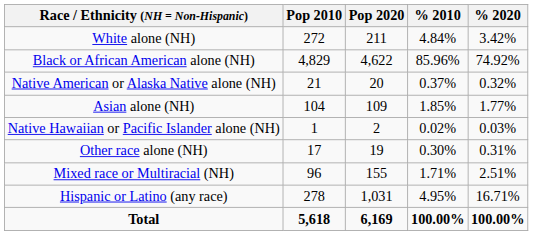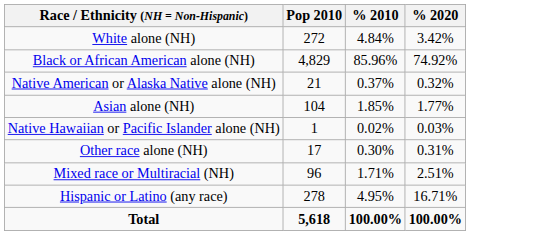- column: (377, 15)
